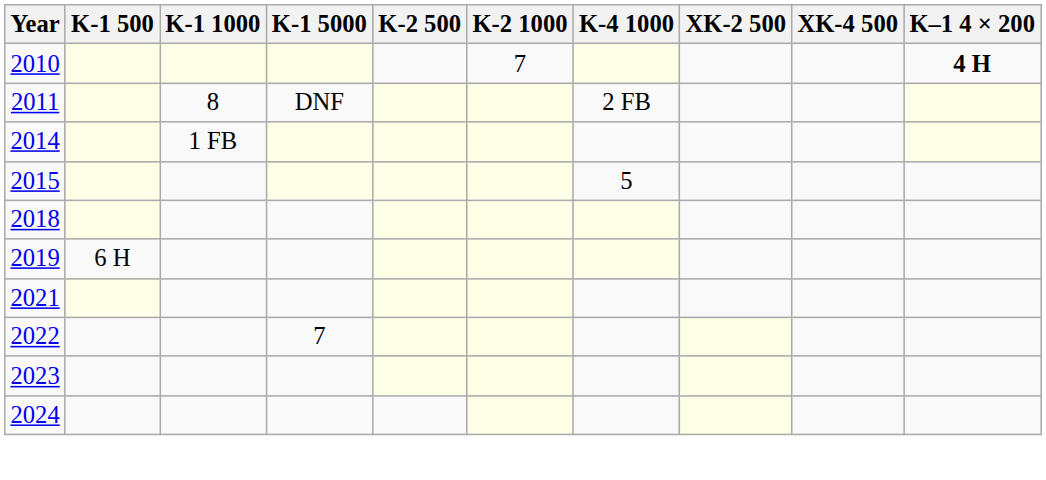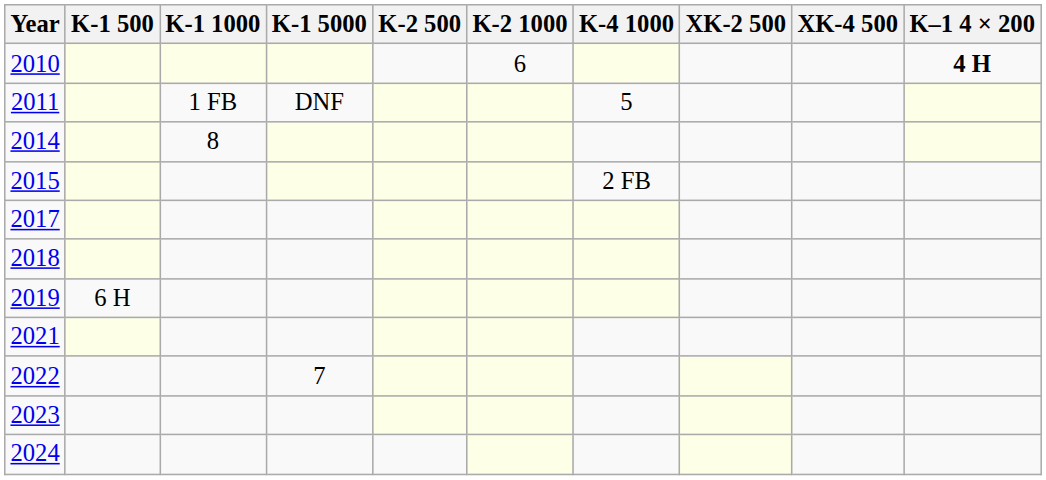(520, 63) 7 -> (520, 63) 6
(213, 102) 8 -> (213, 102) 1 FB
(627, 102) 2 FB -> (627, 102) 5
(213, 141) 1 FB -> (213, 141) 8
(627, 180) 5 -> (627, 180) 2 FB
+ row: (35, 219)
